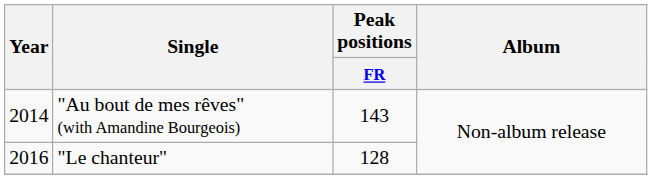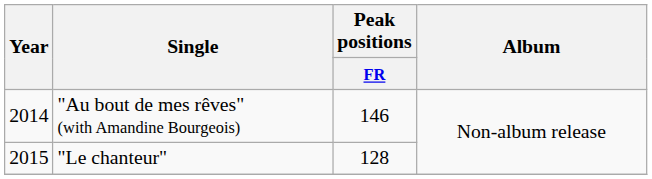(374, 115) 143 -> (374, 115) 146
(29, 158) 2016 -> (29, 158) 2015
